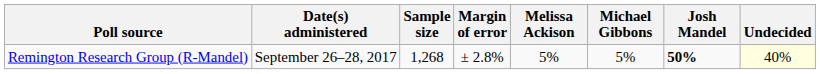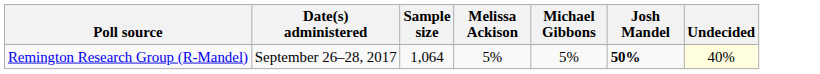- column: (482, 24)
(427, 56) 1,268 -> (427, 56) 1,064
